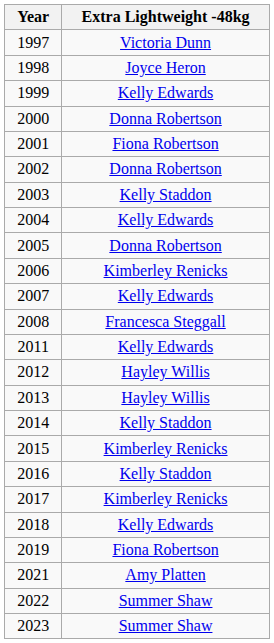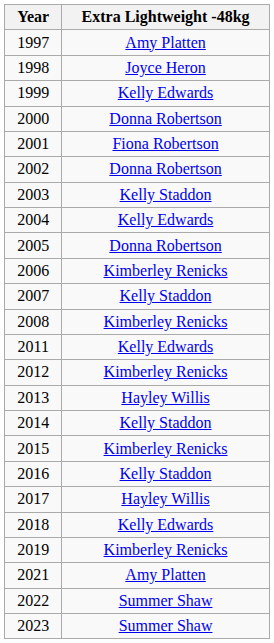(166, 42) Victoria Dunn -> (166, 42) Amy Platten
(166, 296) Kelly Edwards -> (166, 296) Kelly Staddon
(166, 321) Francesca Steggall -> (166, 321) Kimberley Renicks
(166, 372) Hayley Willis -> (166, 372) Kimberley Renicks
(166, 499) Kimberley Renicks -> (166, 499) Hayley Willis
(166, 550) Fiona Robertson -> (166, 550) Kimberley Renicks
